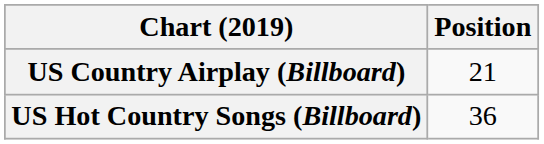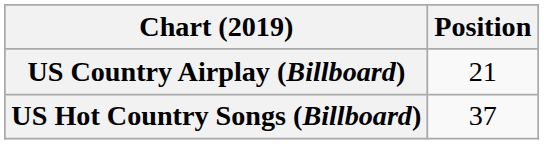(483, 116) 36 -> (483, 116) 37
